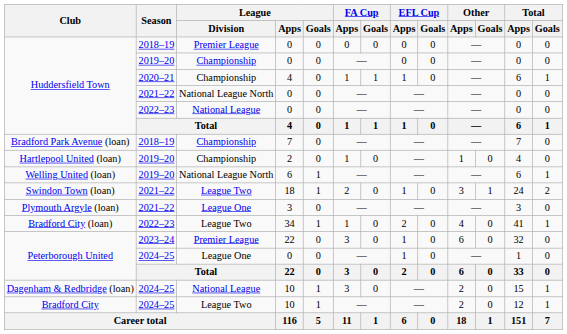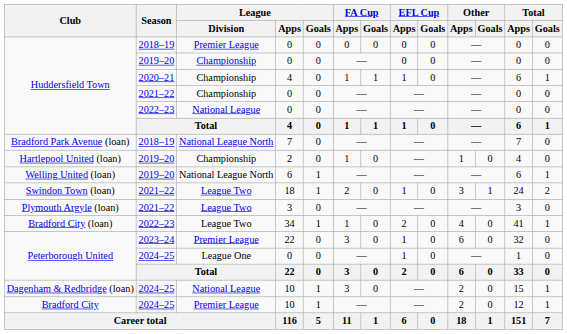(226, 93) National League North -> (226, 93) Championship
(226, 142) Championship -> (226, 142) National League North
(226, 207) League One -> (226, 207) League Two
(226, 304) League Two -> (226, 304) Premier League
